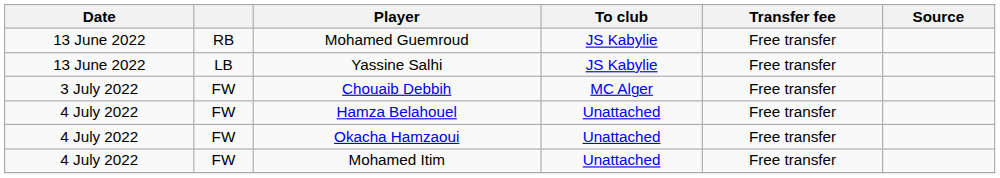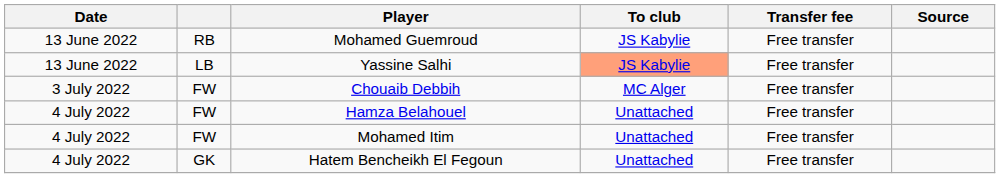(622, 64) no background -> (654, 64) lightsalmon background
- row: (397, 136)
+ row: (406, 160)
